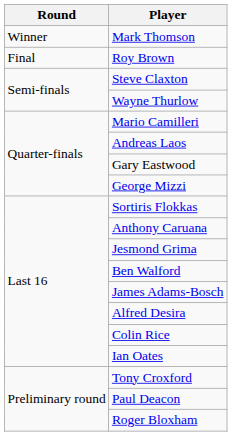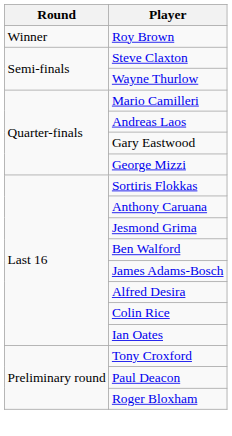- row: (153, 36)
(21, 57) Final -> (27, 36) Winner
